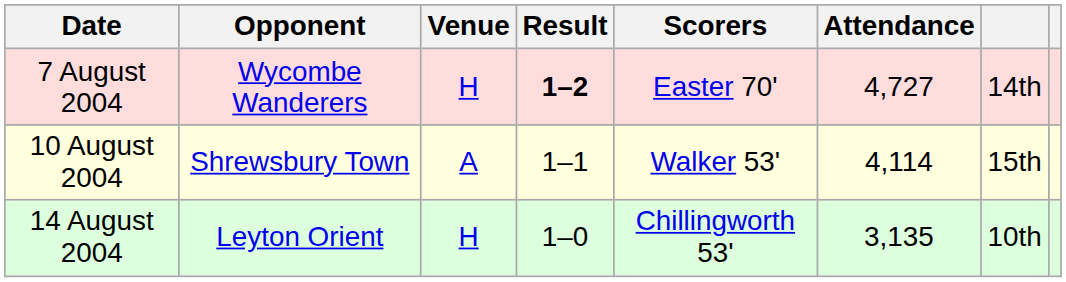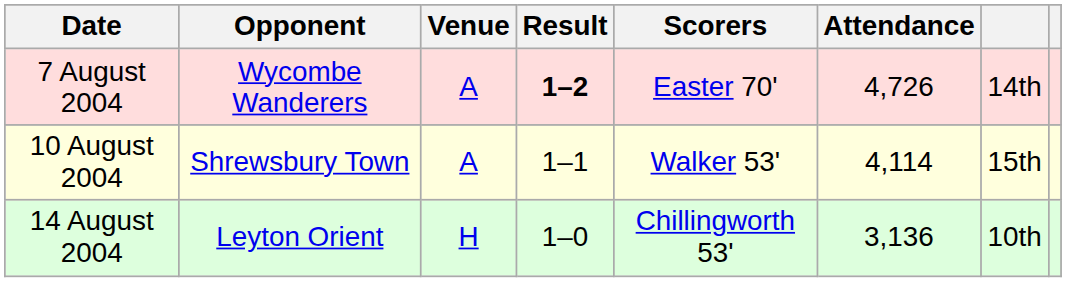(469, 86) H -> (469, 86) A
(899, 86) 4,727 -> (899, 86) 4,726
(899, 237) 3,135 -> (899, 237) 3,136
